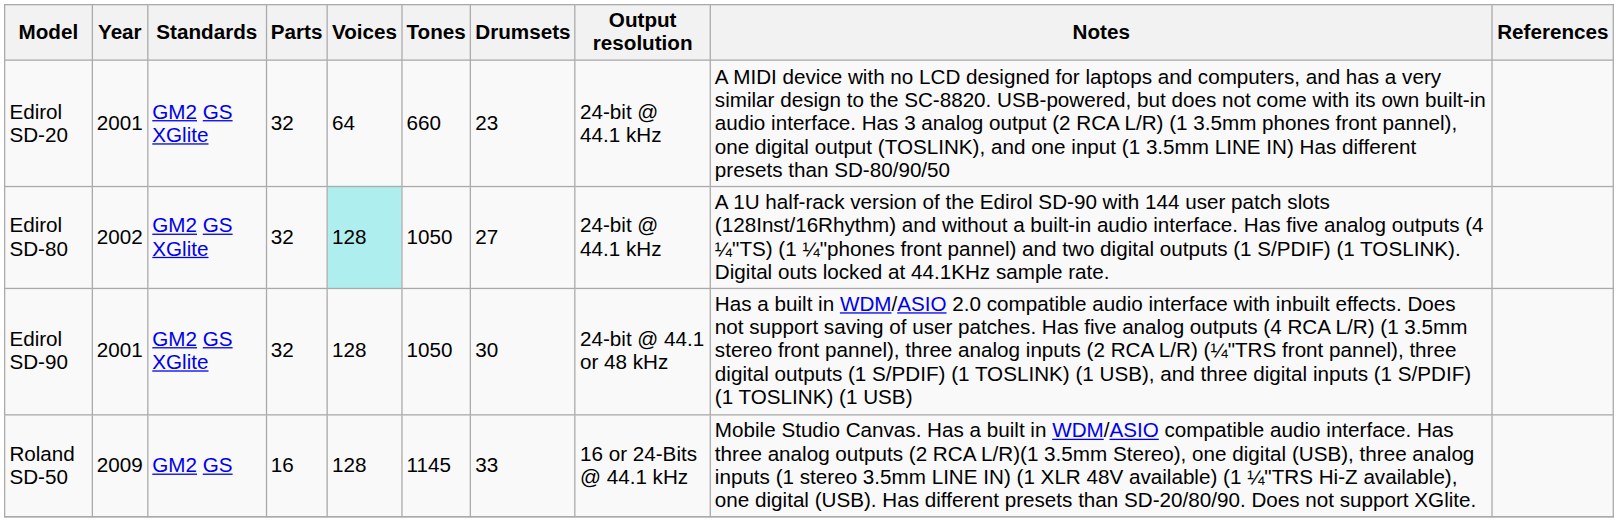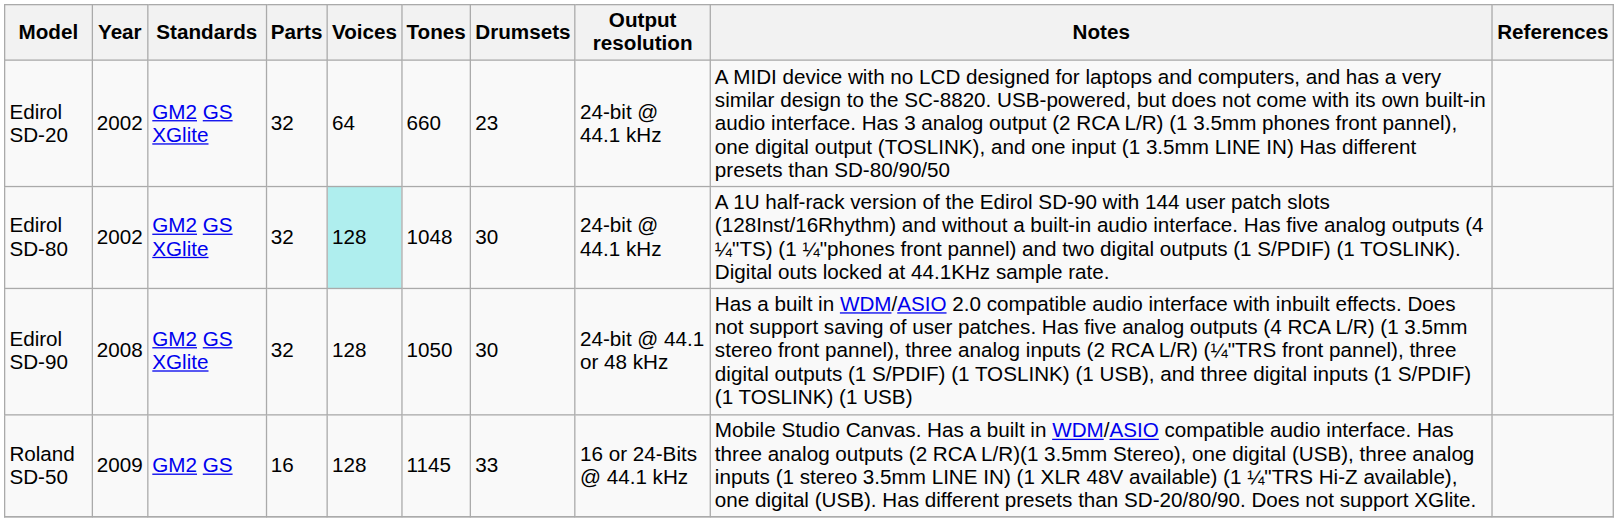(120, 123) 2001 -> (120, 123) 2002
(429, 237) 1050 -> (429, 237) 1048
(487, 237) 27 -> (487, 237) 30
(120, 351) 2001 -> (120, 351) 2008
